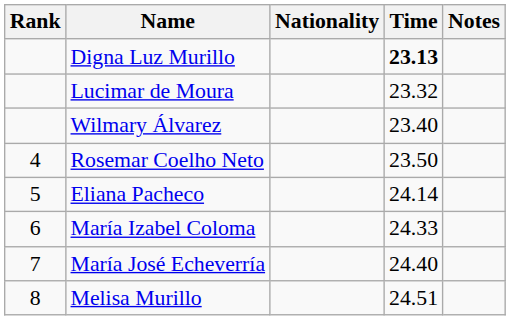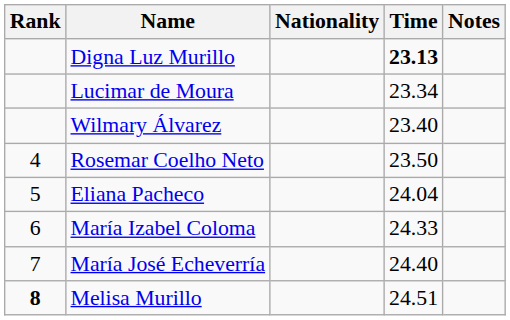(414, 90) 23.32 -> (414, 90) 23.34
(414, 194) 24.14 -> (414, 194) 24.04
(35, 297) normal -> (35, 297) bold
